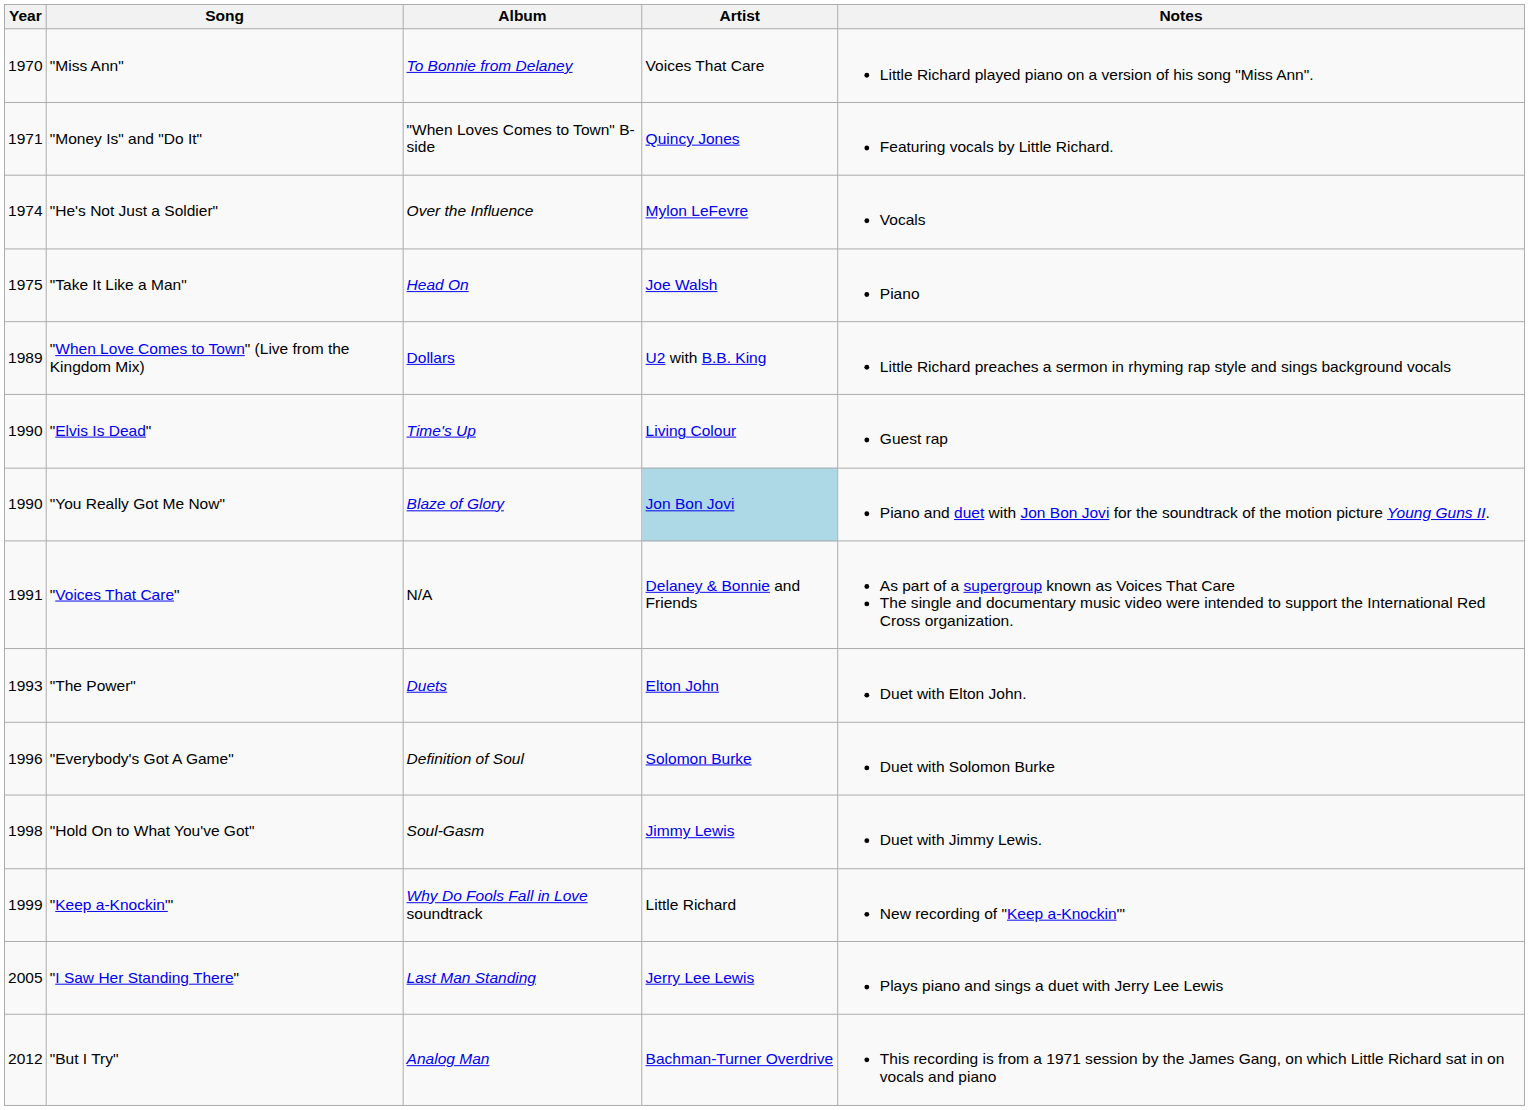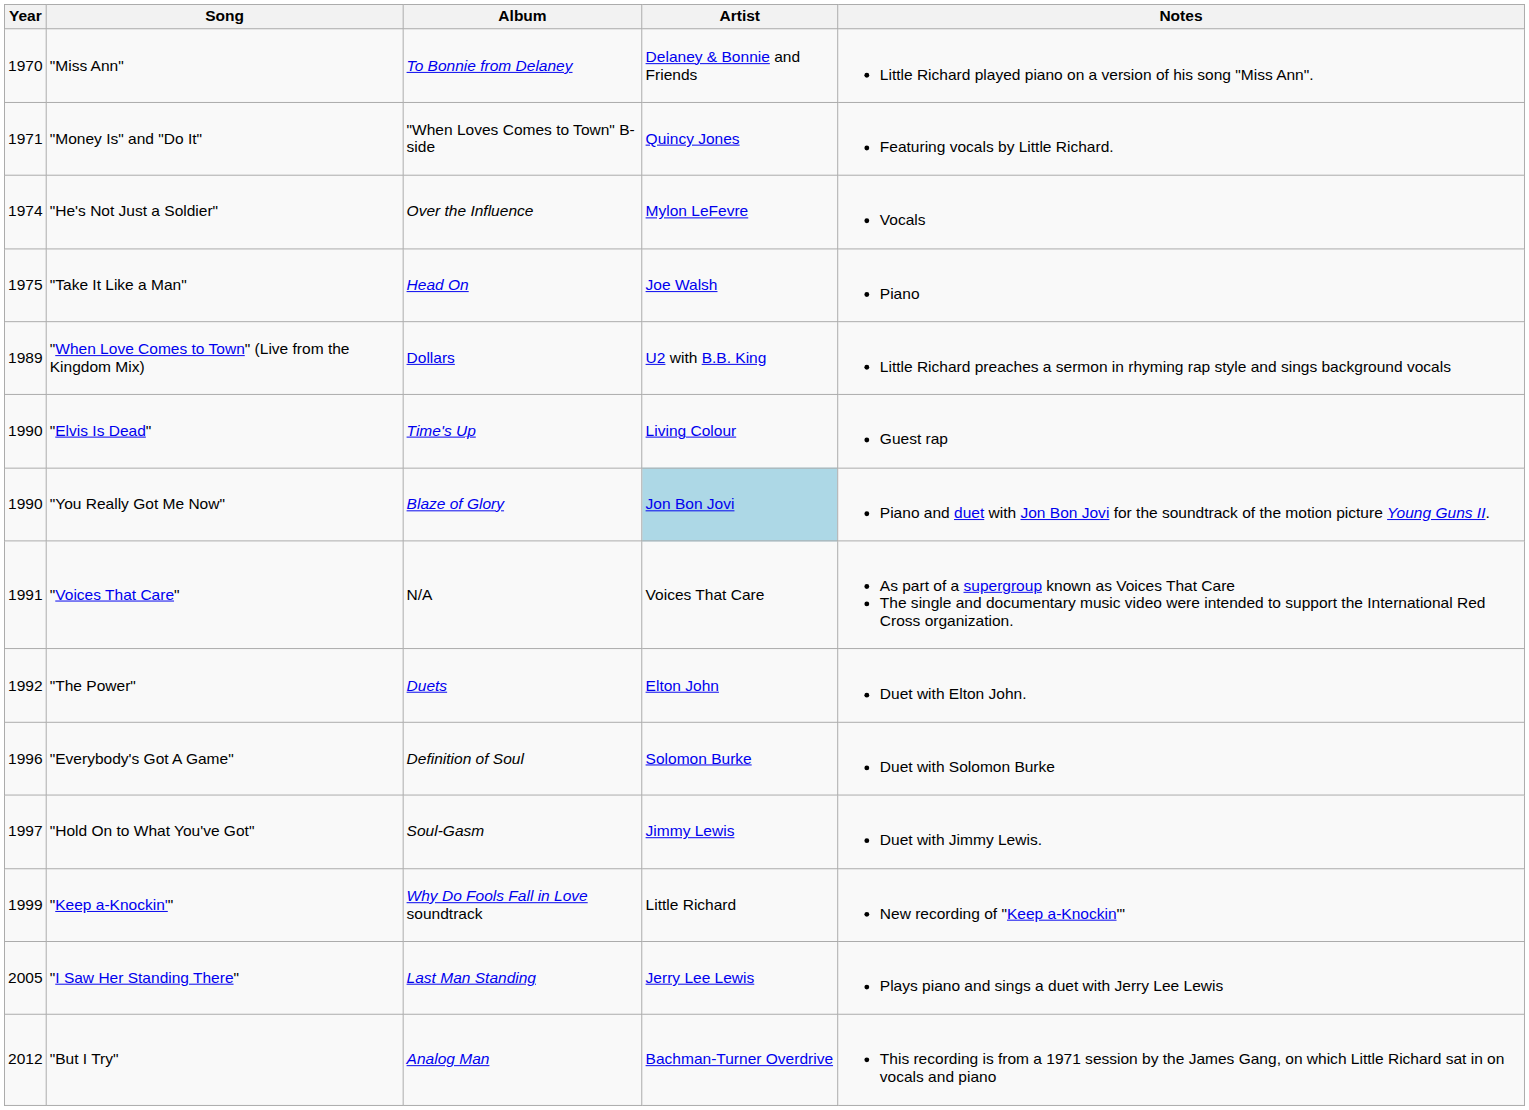(705, 65) Voices That Care -> (723, 65) Delaney & Bonnie and Friends
(723, 594) Delaney & Bonnie and Friends -> (705, 594) Voices That Care
(25, 685) 1993 -> (25, 685) 1992
(25, 831) 1998 -> (25, 831) 1997
